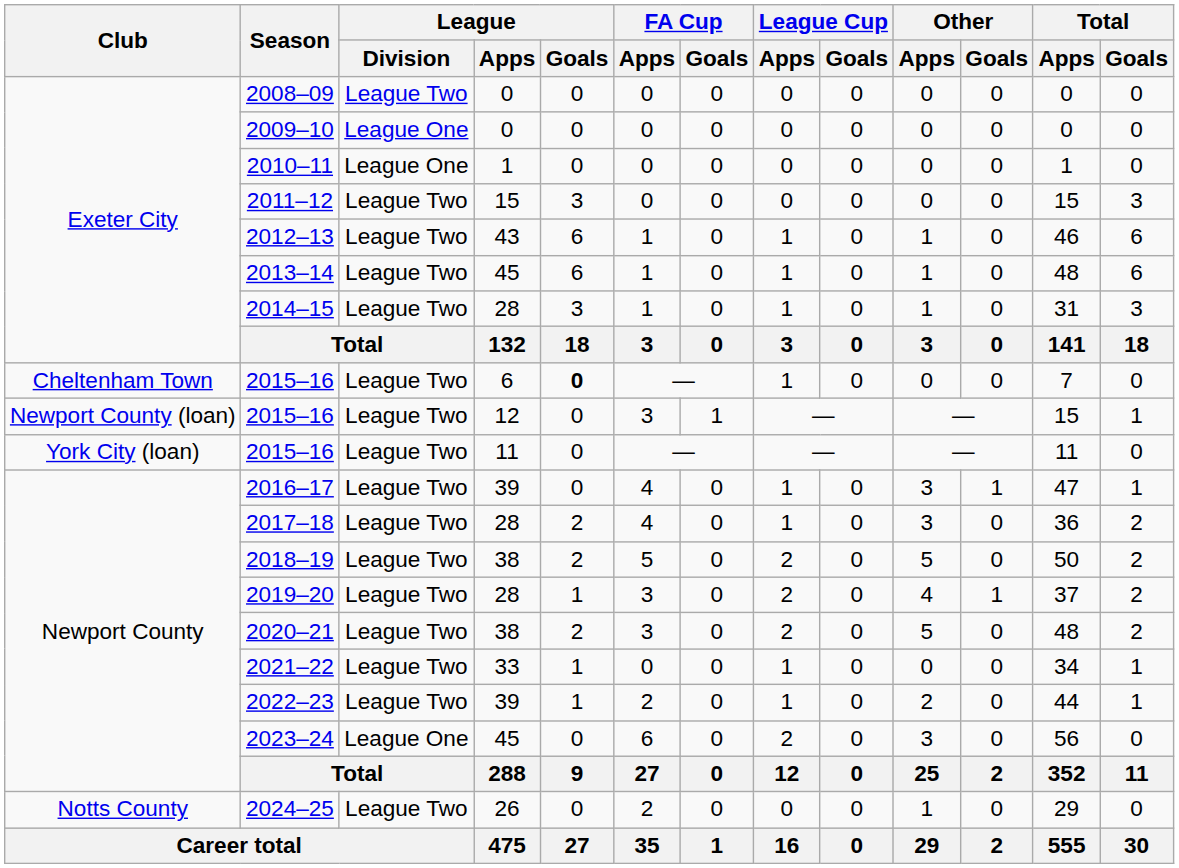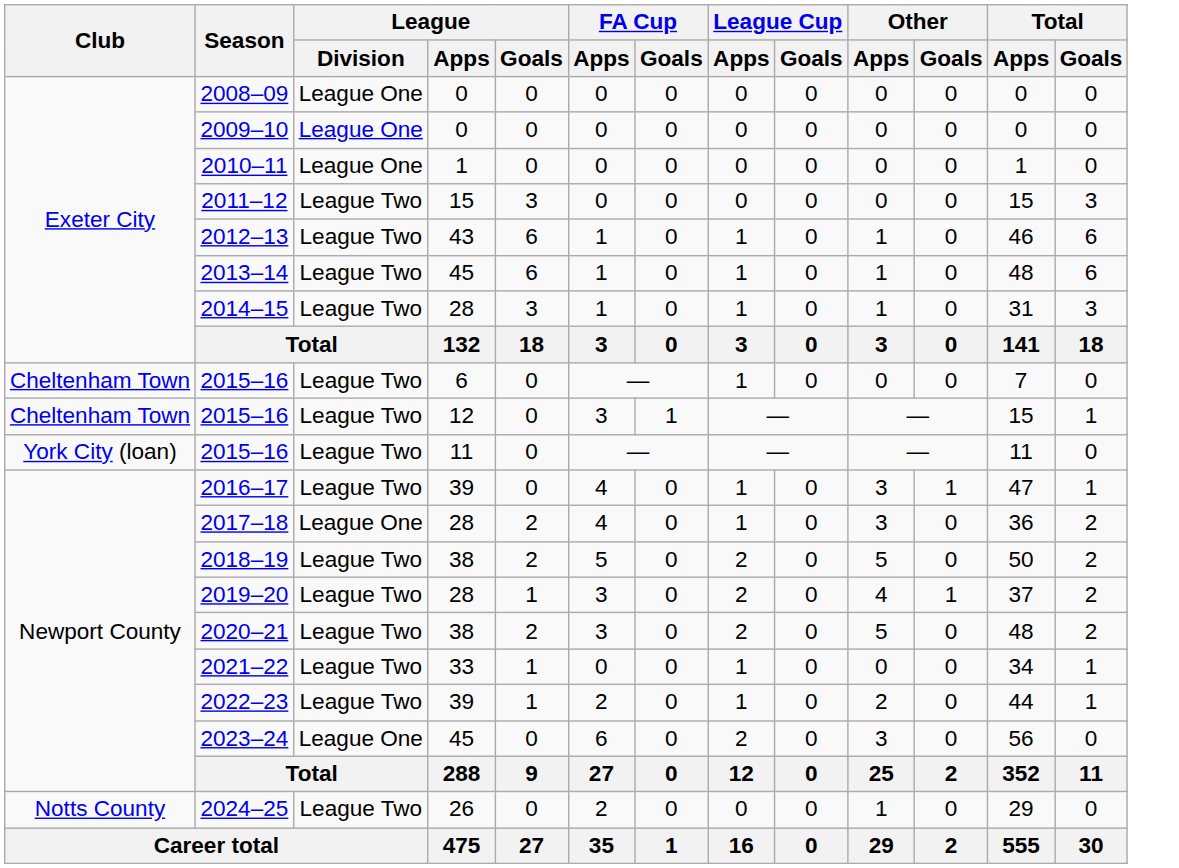(406, 93) League Two -> (361, 93) League One
(577, 380) bold -> (531, 380) normal
(123, 415) Newport County (loan) -> (100, 415) Cheltenham Town
(406, 523) League Two -> (361, 523) League One
